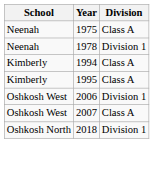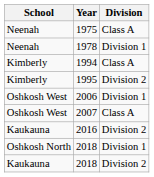(118, 79) Class A -> (124, 79) Division 2
+ row: (28, 130)
+ row: (28, 163)
